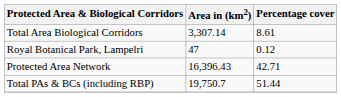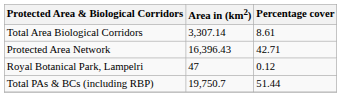rows swapped: (59, 66) <-> (75, 49)
